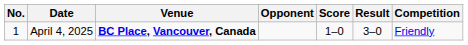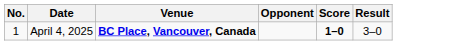- column: (427, 13)
(334, 31) normal -> (334, 31) bold
